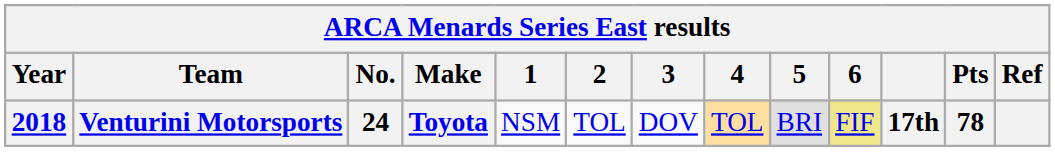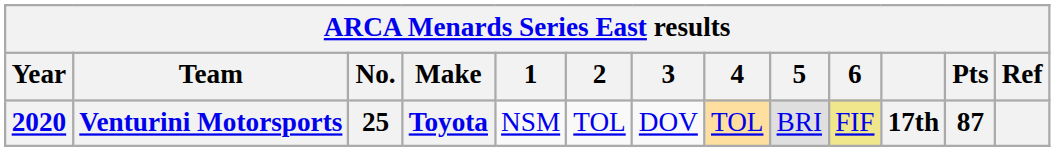(39, 122) 2018 -> (39, 122) 2020
(376, 122) 24 -> (376, 122) 25
(970, 122) 78 -> (970, 122) 87
